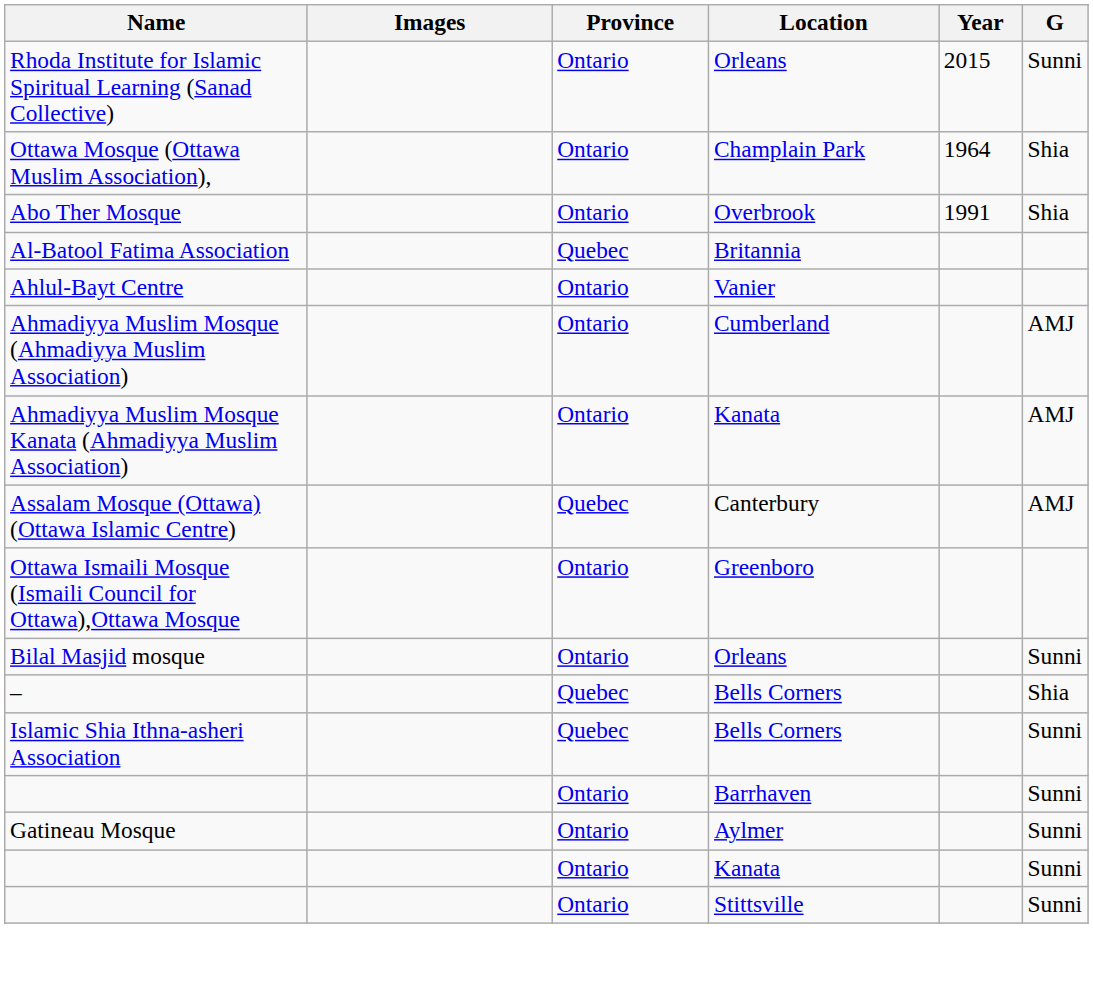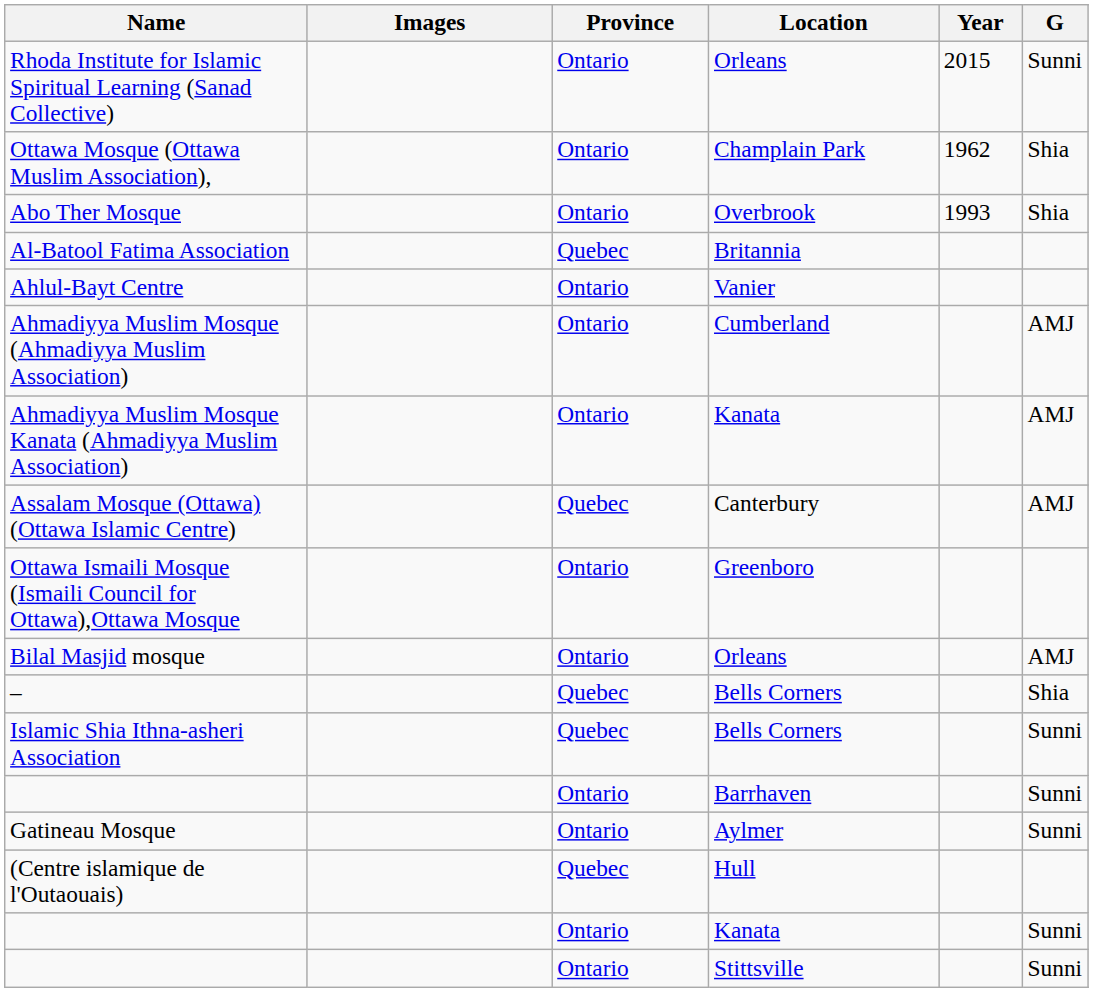(967, 149) 1964 -> (967, 149) 1962
(967, 213) 1991 -> (967, 213) 1993
(1055, 656) Sunni -> (1051, 656) AMJ
+ row: (107, 880)
